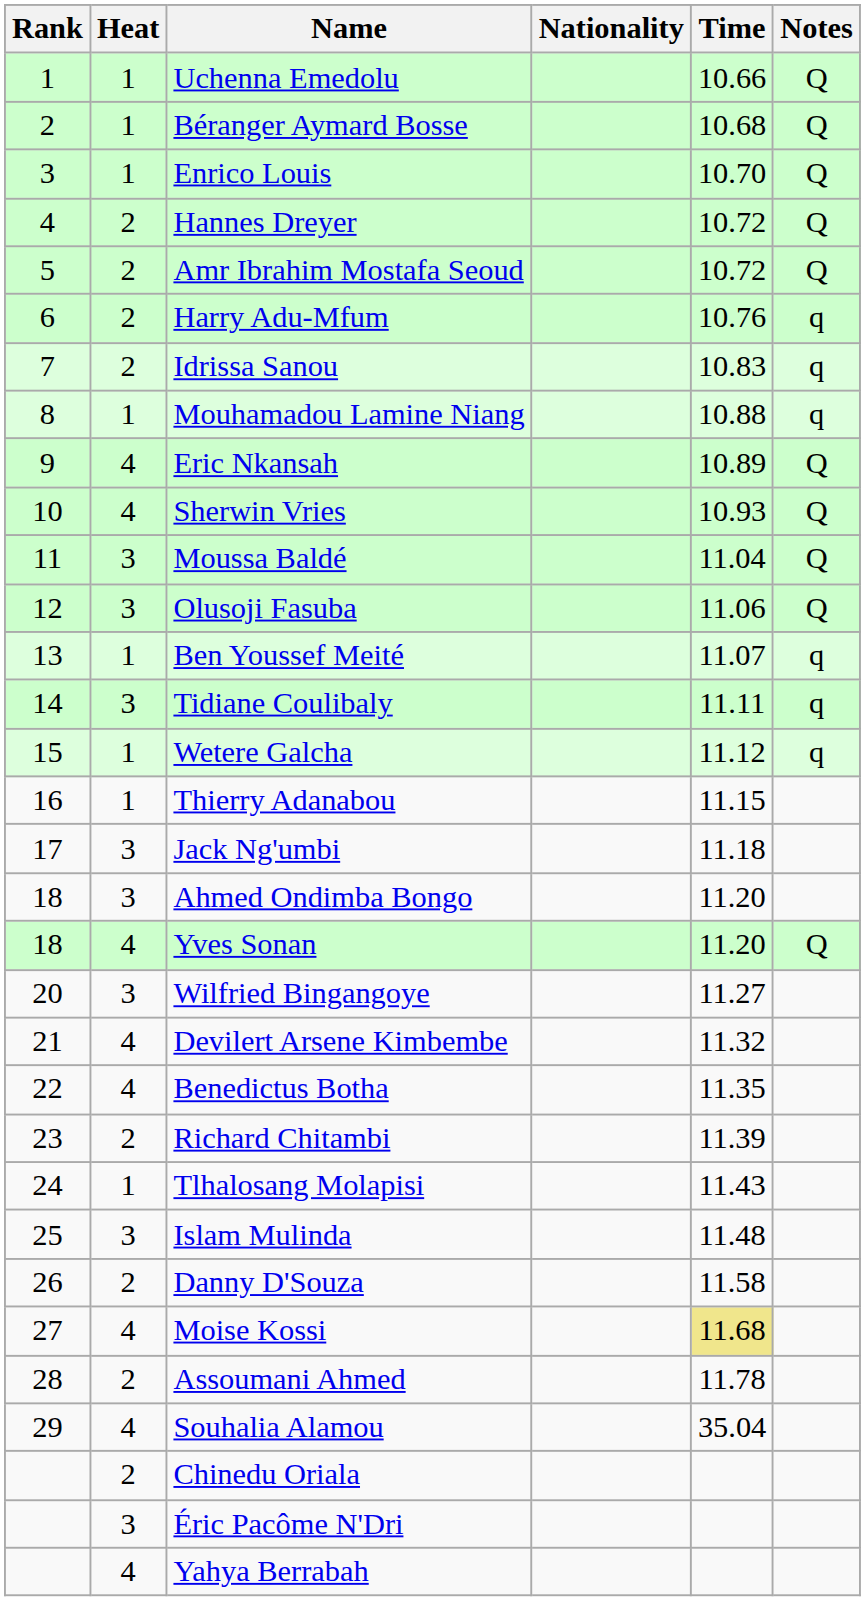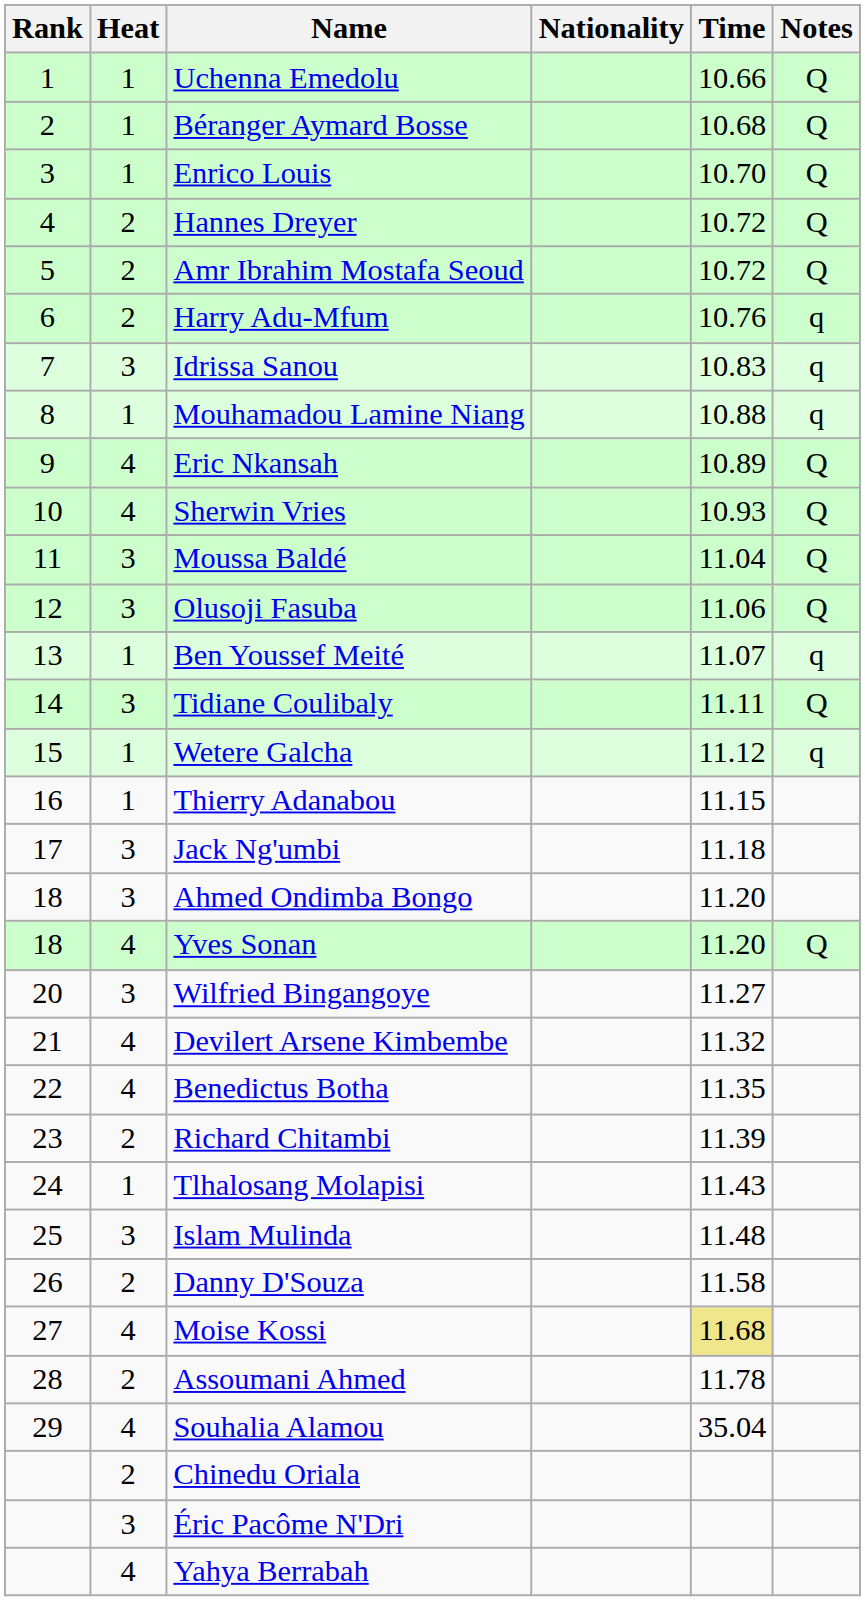(128, 366) 2 -> (128, 366) 3
(817, 703) q -> (817, 703) Q
